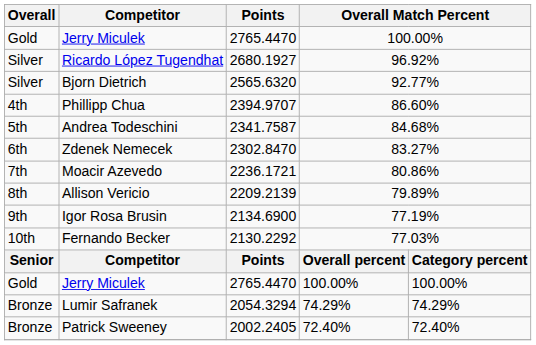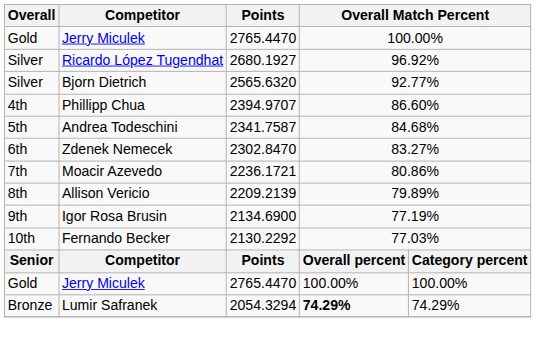(327, 305) normal -> (327, 305) bold
- row: (114, 328)
